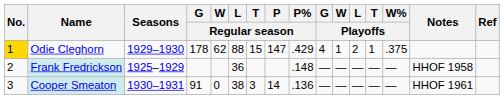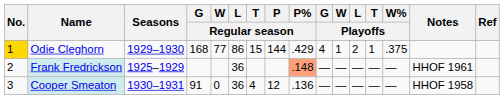(199, 49) 178 -> (199, 49) 168
(220, 49) 62 -> (220, 49) 77
(238, 49) 88 -> (238, 49) 86
(277, 49) 147 -> (277, 49) 144
(302, 67) no background -> (302, 67) lightsalmon background
(443, 67) HHOF 1958 -> (443, 67) HHOF 1961
(238, 85) 38 -> (238, 85) 36
(252, 85) 3 -> (252, 85) 4
(274, 85) 14 -> (274, 85) 12
(443, 85) HHOF 1961 -> (443, 85) HHOF 1958
